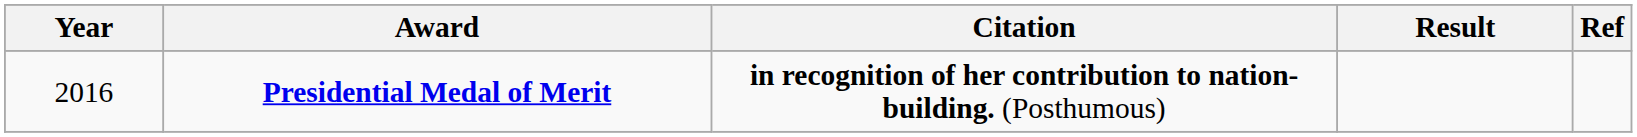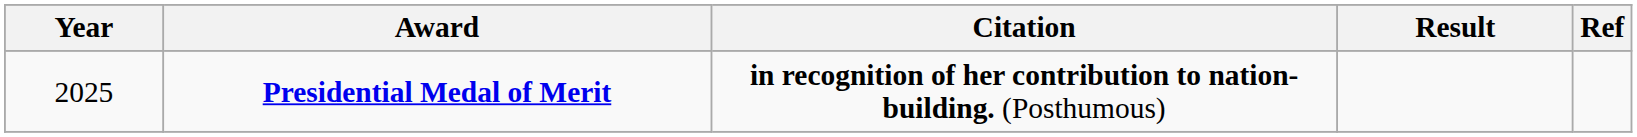(84, 91) 2016 -> (84, 91) 2025
